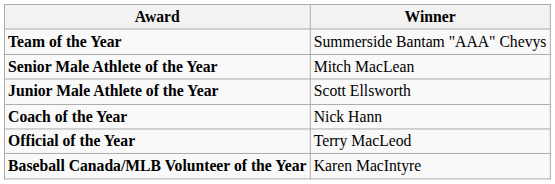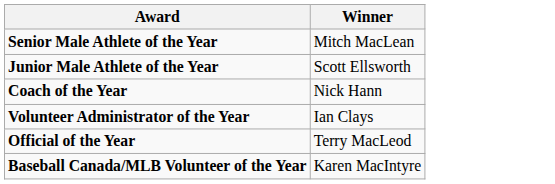- row: (65, 41)
+ row: (129, 116)
